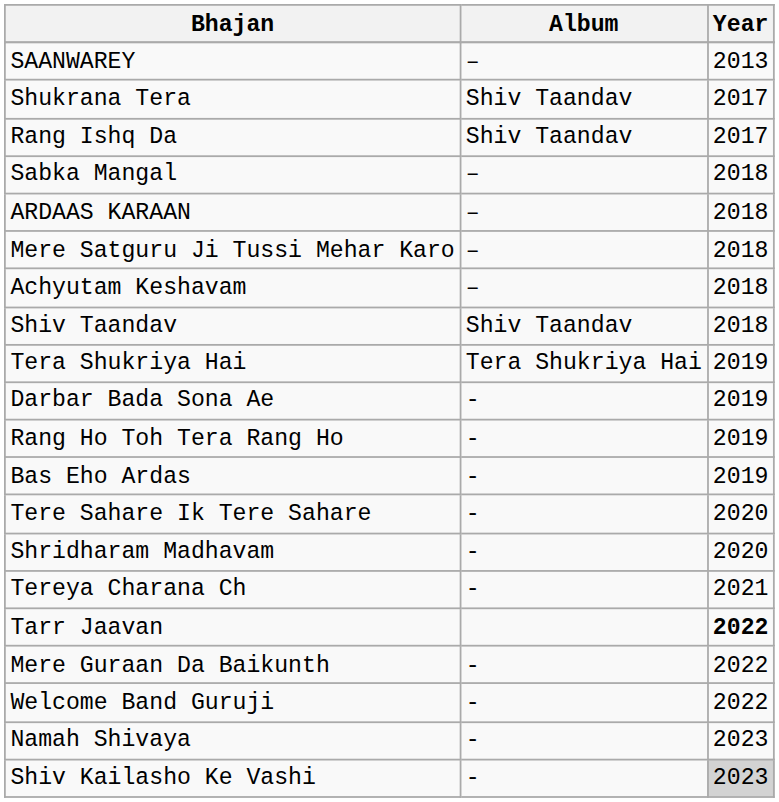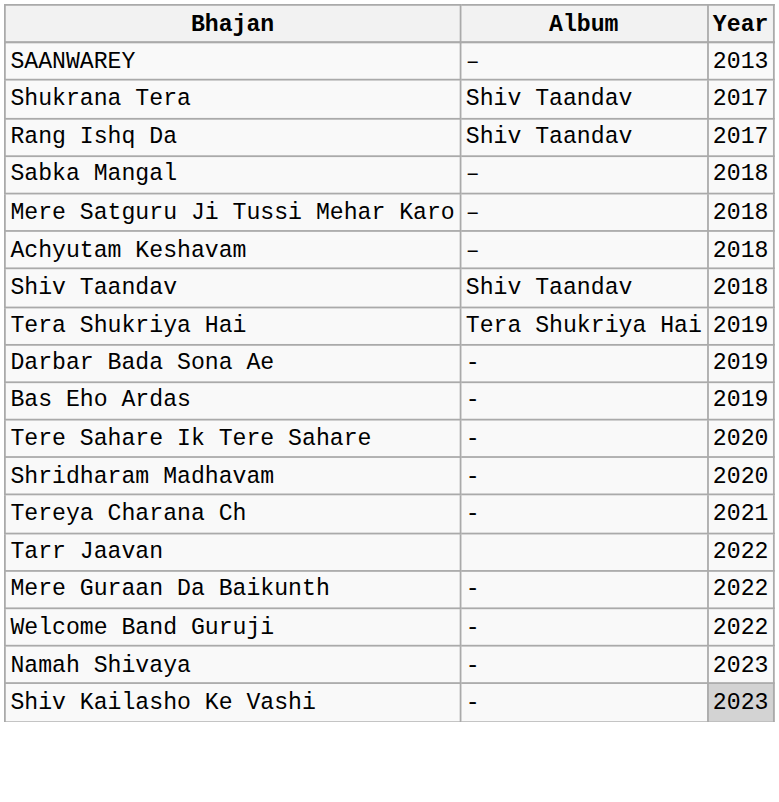- row: (101, 212)
- row: (177, 439)
(741, 627) bold -> (741, 552) normal
